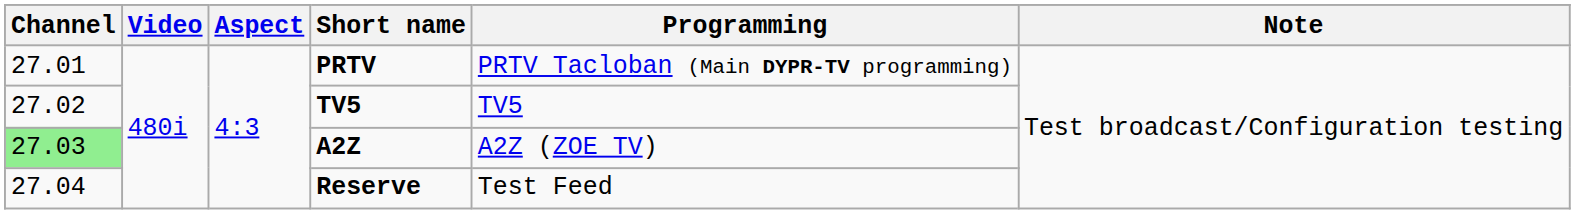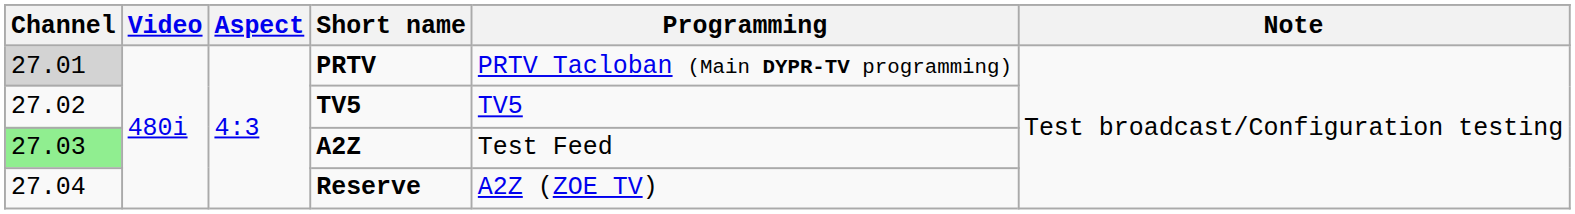(48, 66) no background -> (48, 66) lightgrey background
(568, 147) A2Z (ZOE TV) -> (545, 147) Test Feed
(545, 188) Test Feed -> (568, 188) A2Z (ZOE TV)
